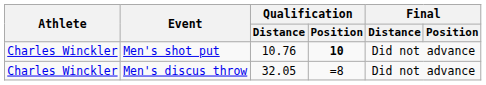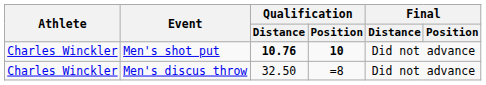(279, 51) normal -> (279, 51) bold
(279, 70) 32.05 -> (279, 70) 32.50
